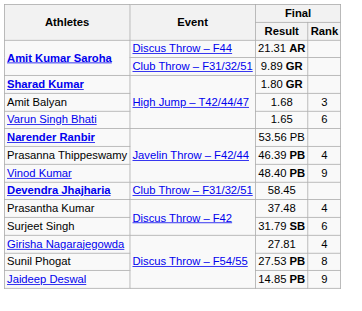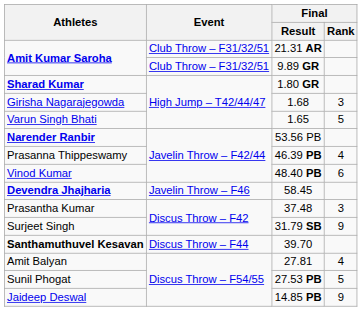(182, 49) Discus Throw – F44 -> (209, 49) Club Throw – F31/32/51
(37, 102) Amit Balyan -> (66, 102) Girisha Nagarajegowda
(324, 120) 6 -> (341, 120) 5
(324, 173) 9 -> (341, 173) 6
(193, 191) Club Throw – F31/32/51 -> (199, 191) Javelin Throw – F46
(324, 209) 4 -> (341, 209) 3
(324, 227) 6 -> (341, 227) 9
+ row: (298, 244)
(66, 244) Girisha Nagarajegowda -> (37, 262) Amit Balyan
(324, 262) 8 -> (341, 280) 5
